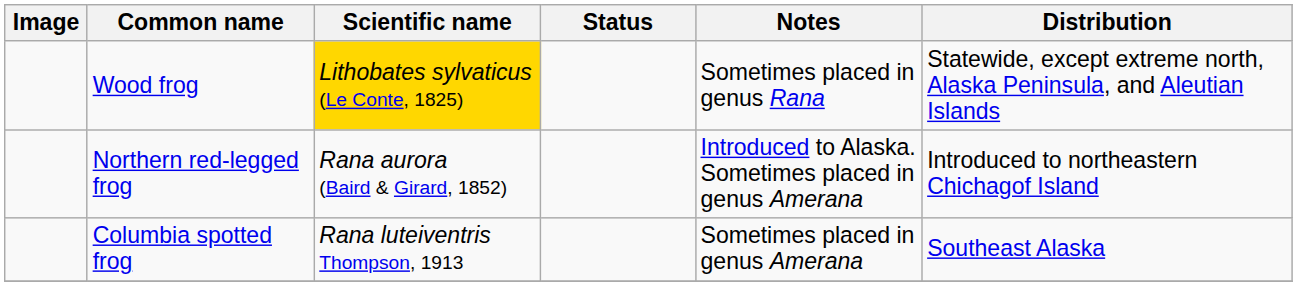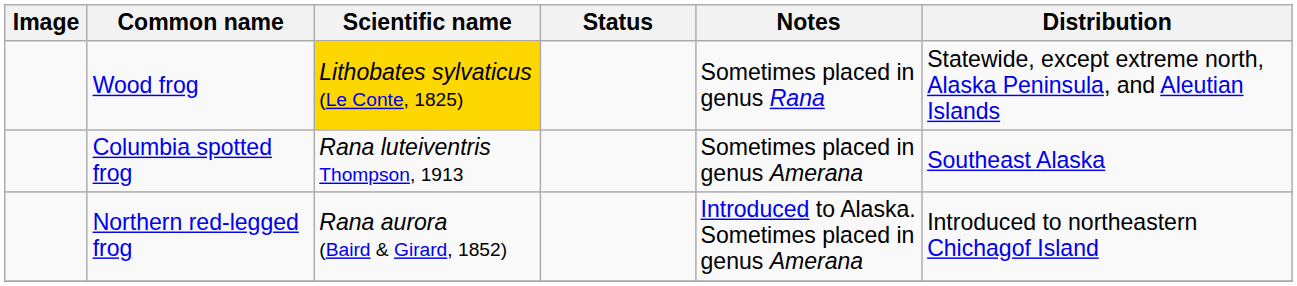rows swapped: (196, 173) <-> (182, 249)
